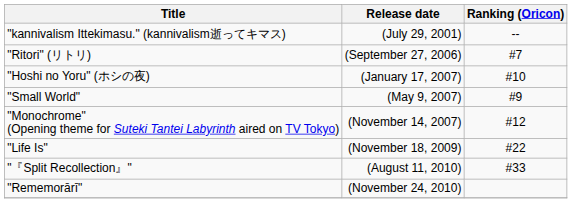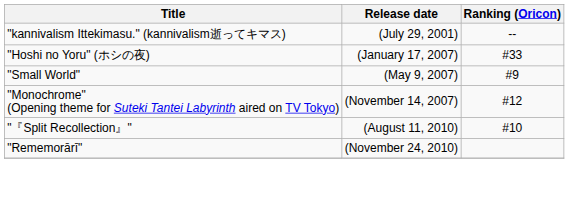- row: (49, 55)
(516, 76) #10 -> (512, 55) #33
- row: (27, 148)
(516, 168) #33 -> (512, 128) #10
